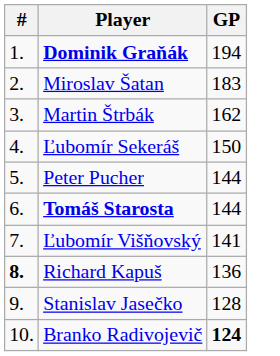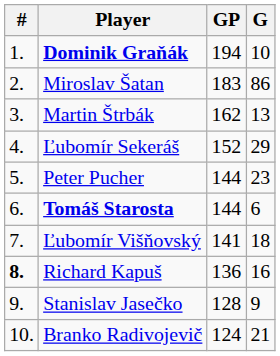+ column: (260, 20)
(226, 146) 150 -> (226, 146) 152
(226, 334) bold -> (226, 334) normal
